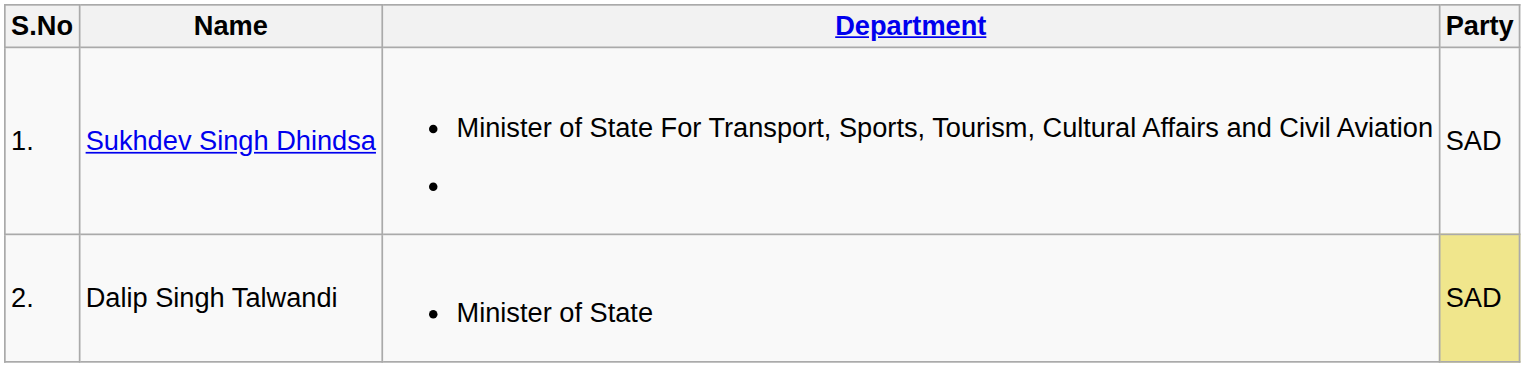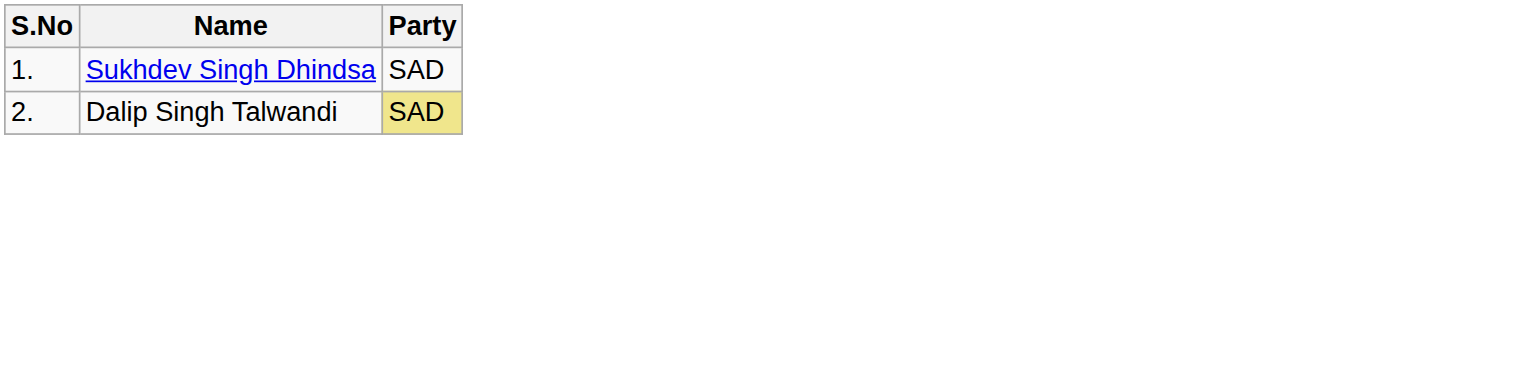- column: (911, 26)
